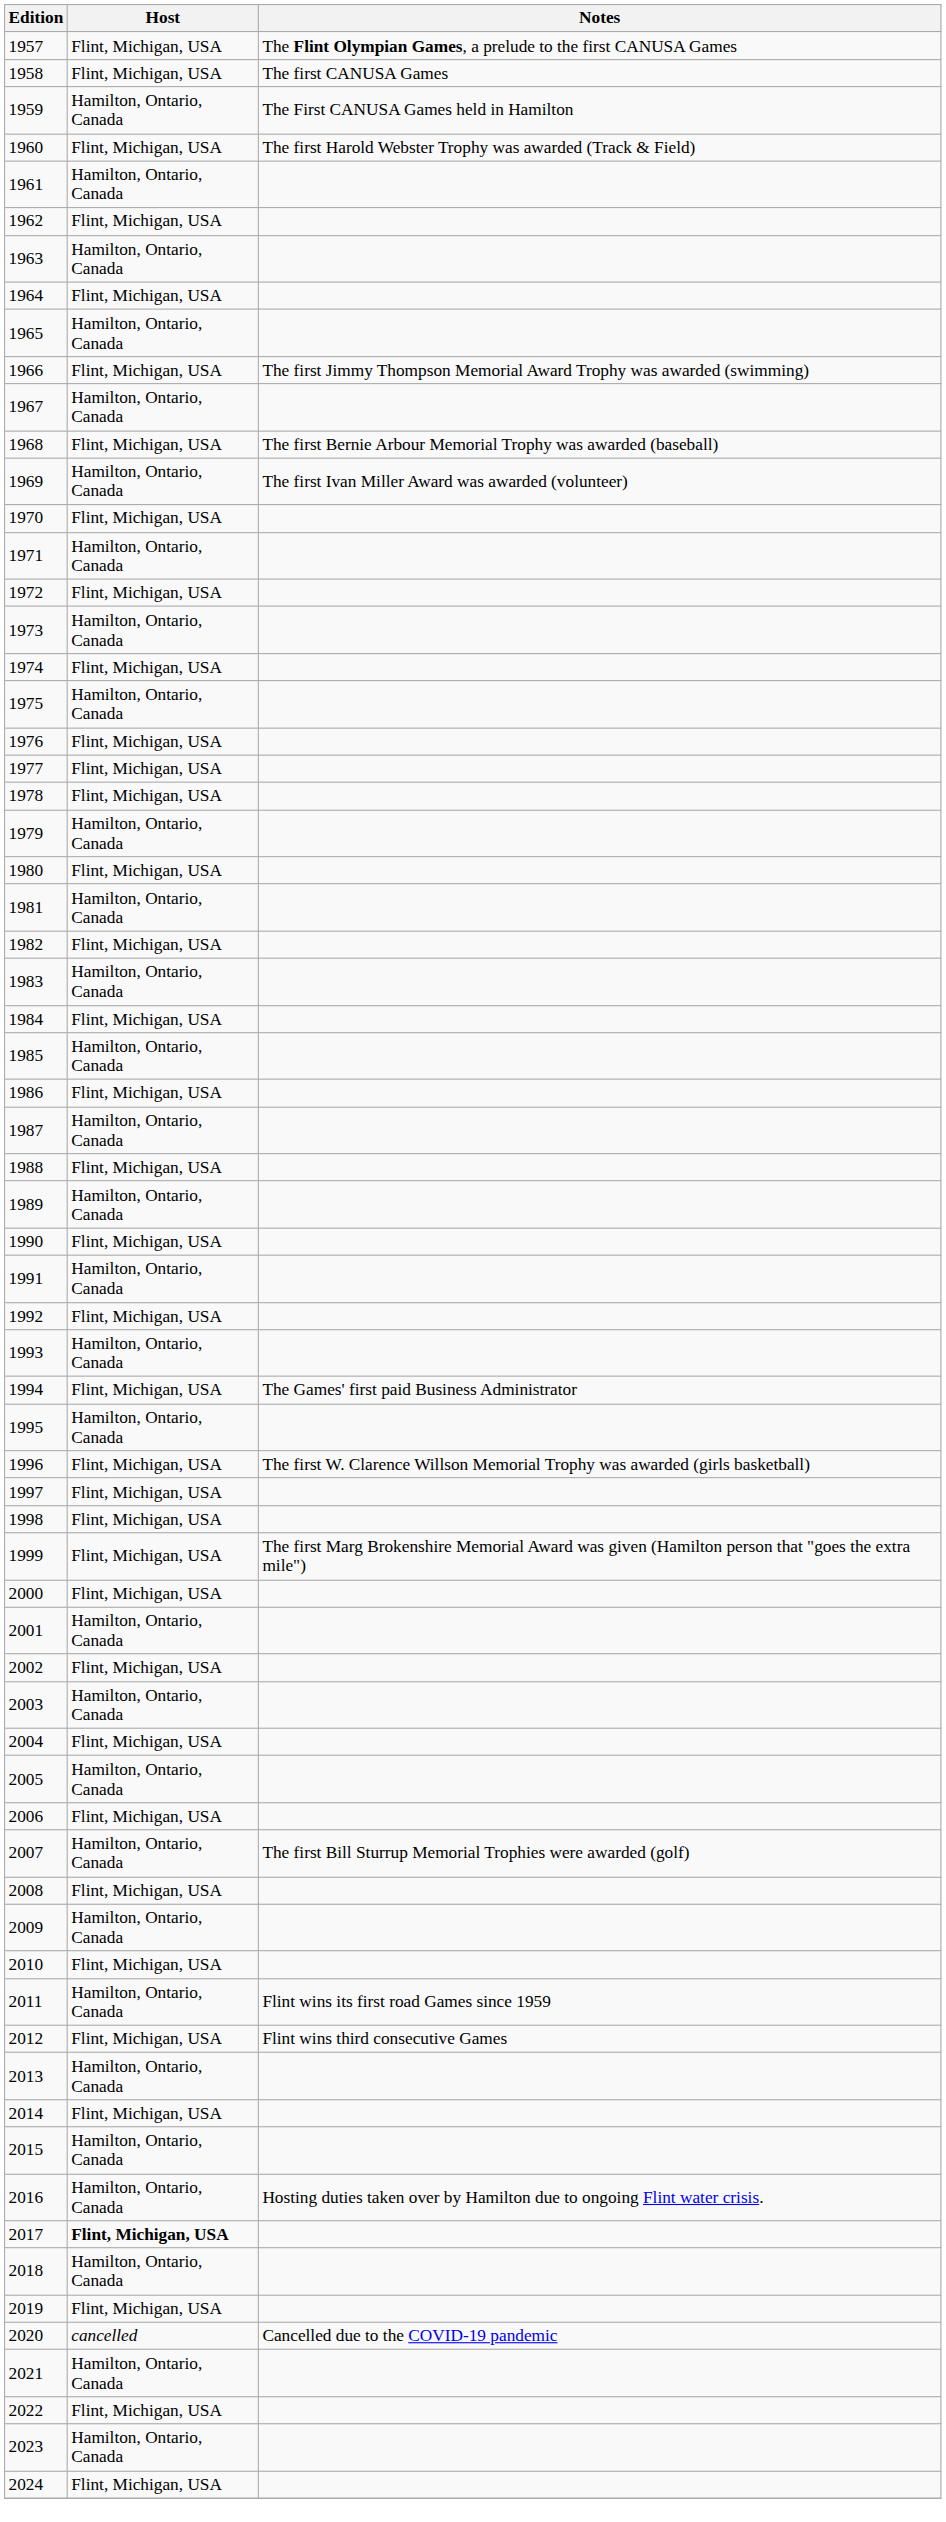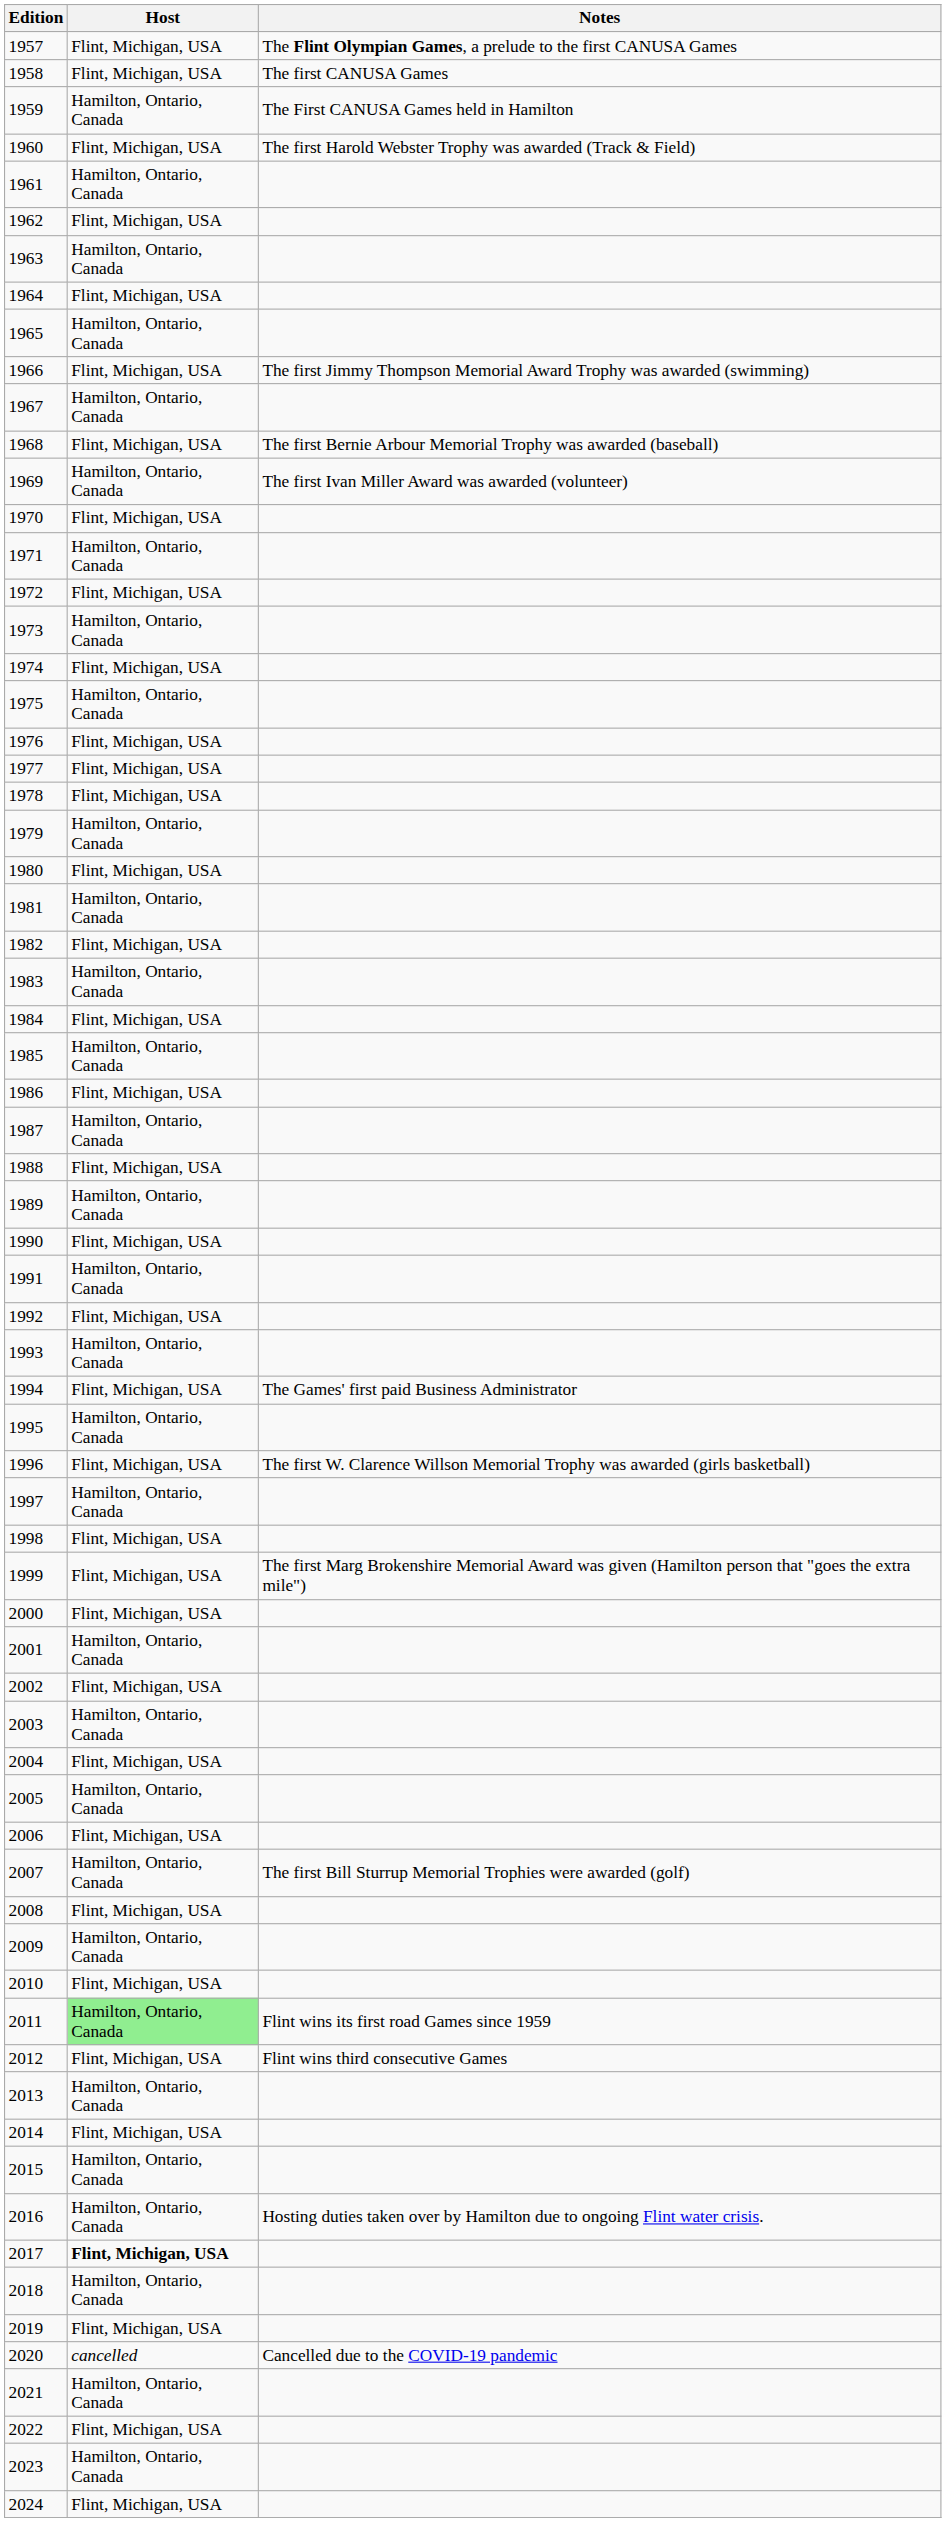(147, 1491) Flint, Michigan, USA -> (137, 1501) Hamilton, Ontario, Canada
(137, 2001) no background -> (137, 2021) lightgreen background
